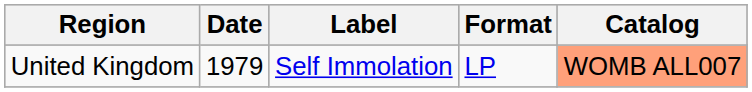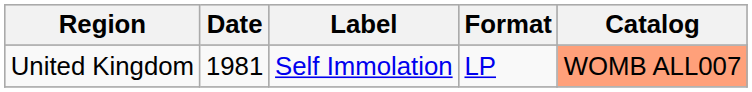(235, 65) 1979 -> (235, 65) 1981
